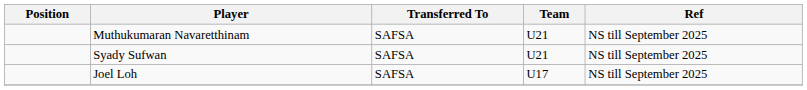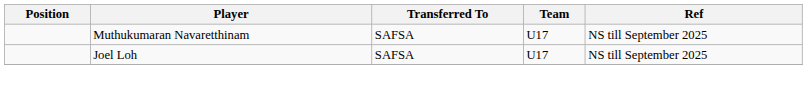(537, 34) U21 -> (537, 34) U17
- row: (130, 54)
